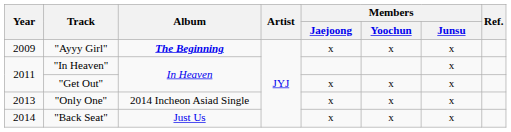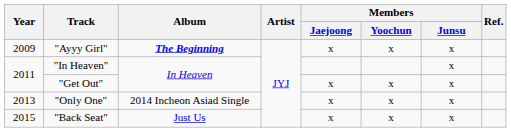(24, 118) 2014 -> (24, 118) 2015
